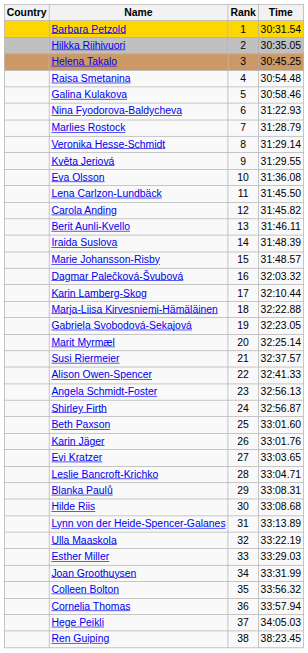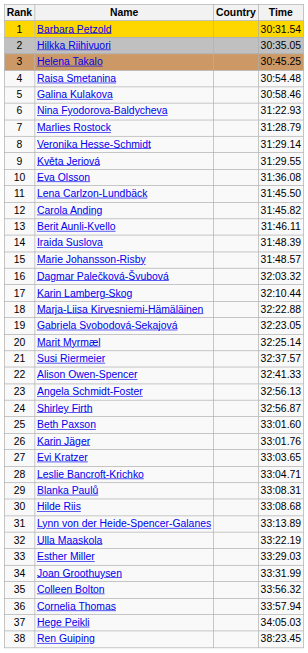columns swapped: (243, 12) <-> (27, 12)
